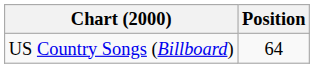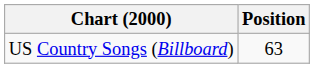(274, 48) 64 -> (274, 48) 63
